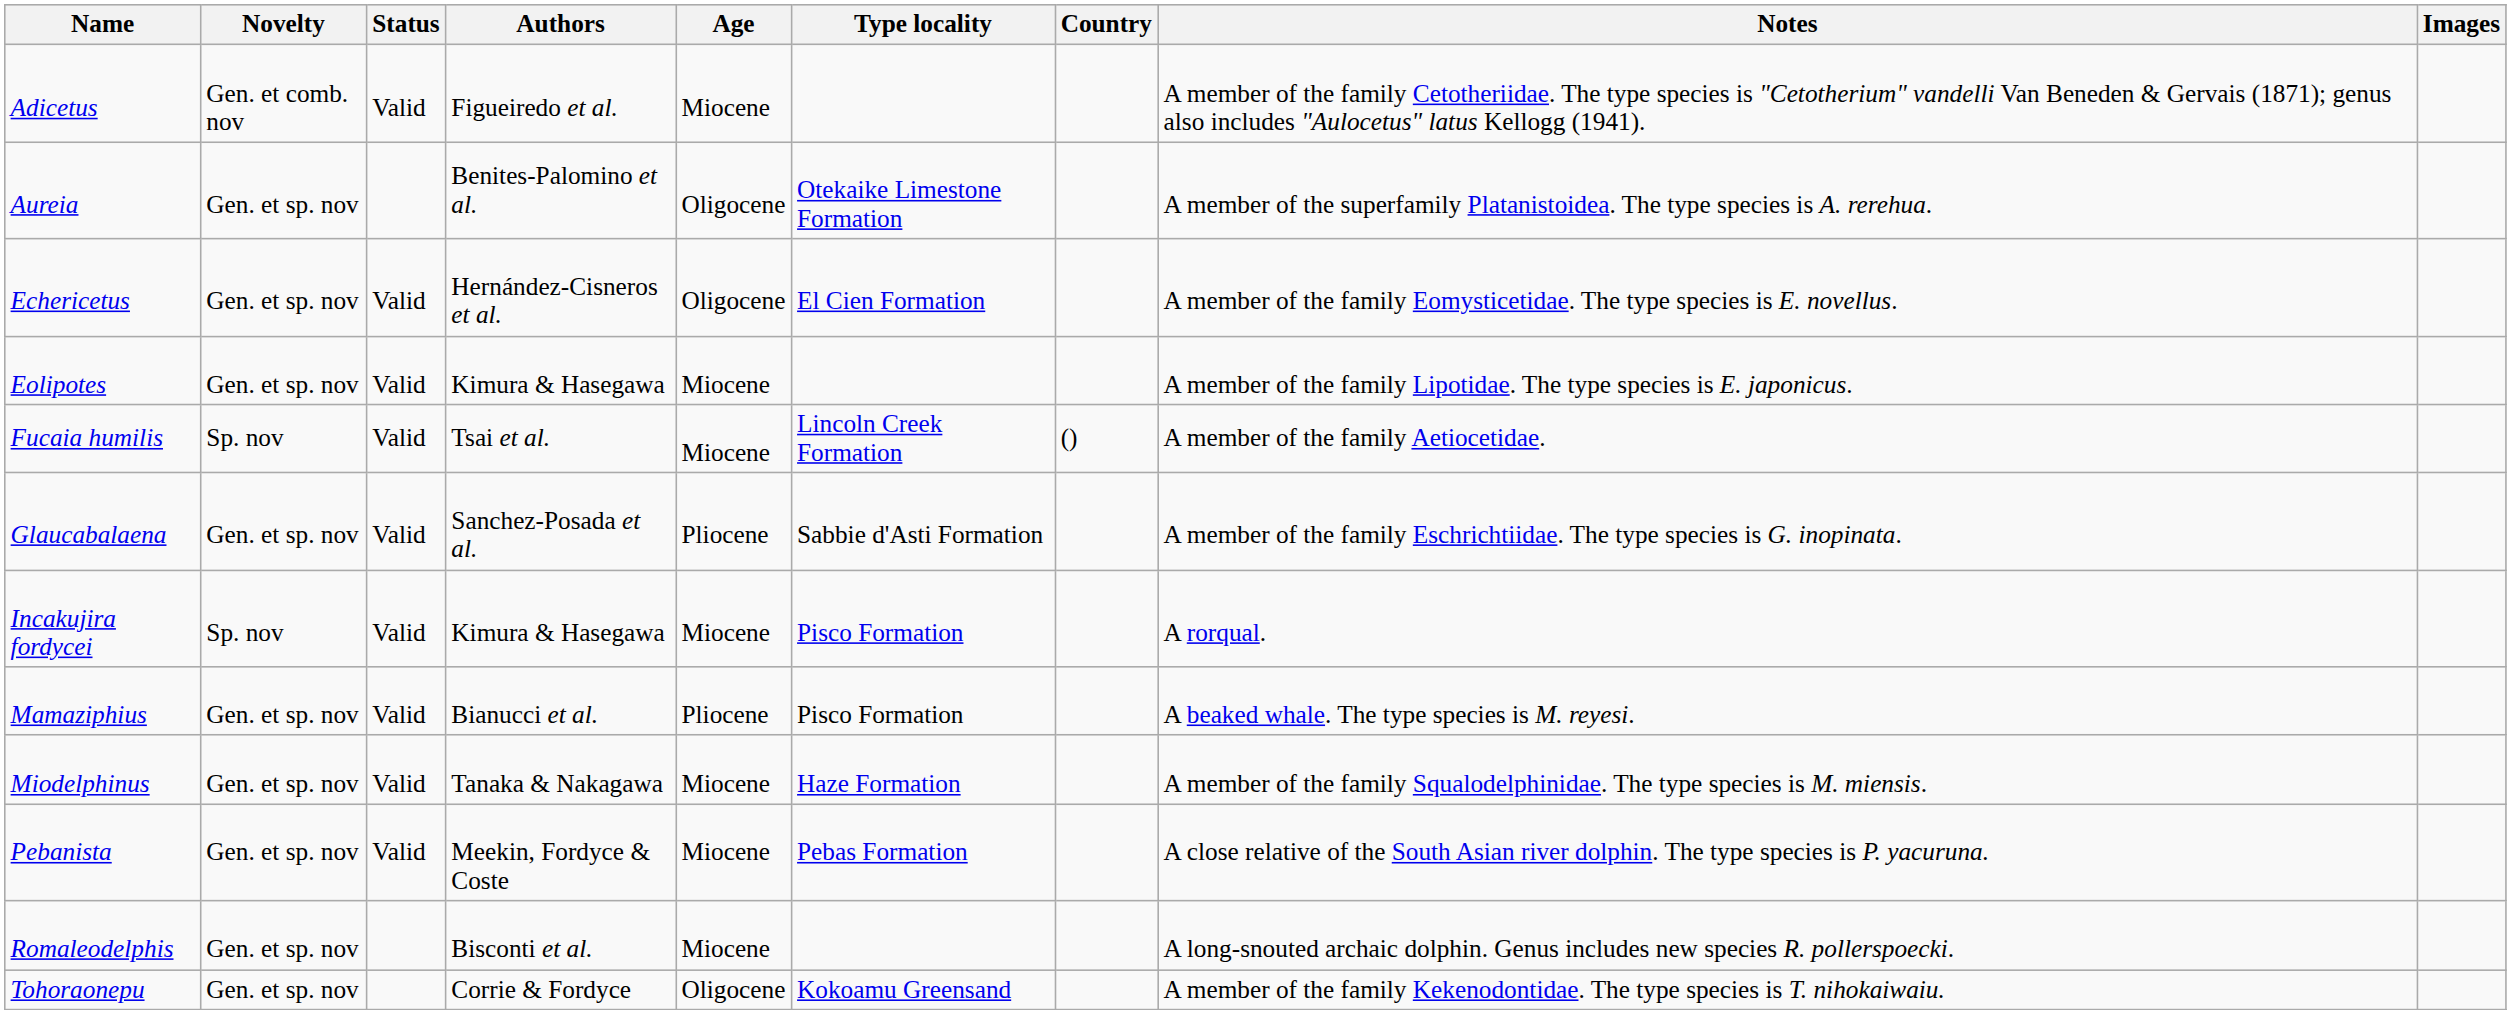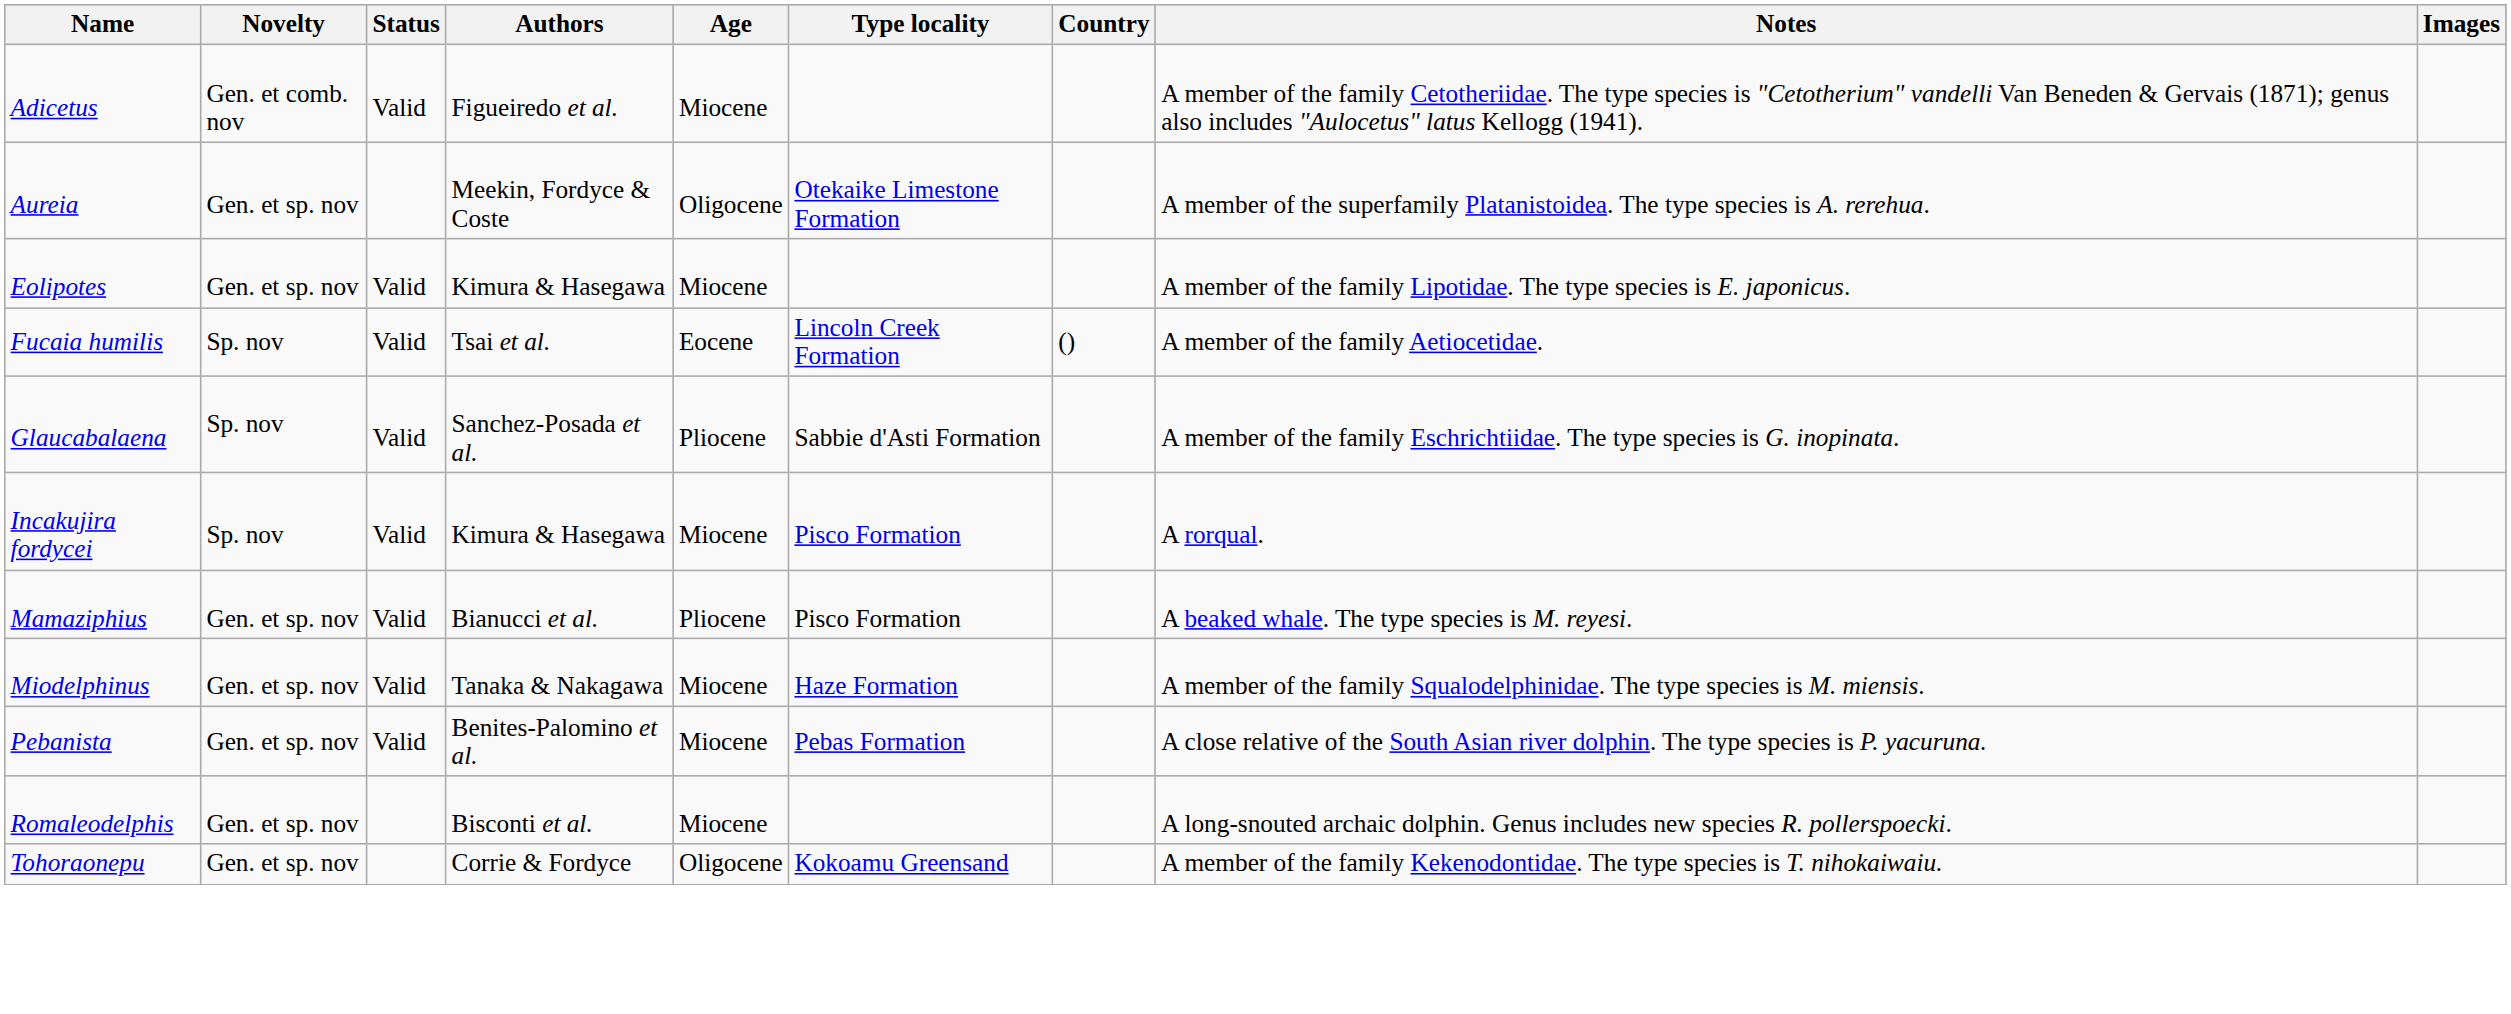(554, 190) Benites-Palomino et al. -> (551, 204) Meekin, Fordyce & Coste
- row: (70, 301)
(726, 452) Miocene -> (716, 341) Eocene
(283, 535) Gen. et sp. nov -> (245, 424) Sp. nov
(551, 866) Meekin, Fordyce & Coste -> (554, 740) Benites-Palomino et al.
